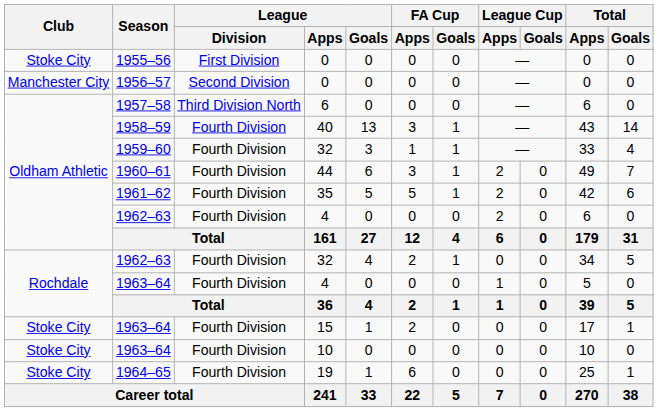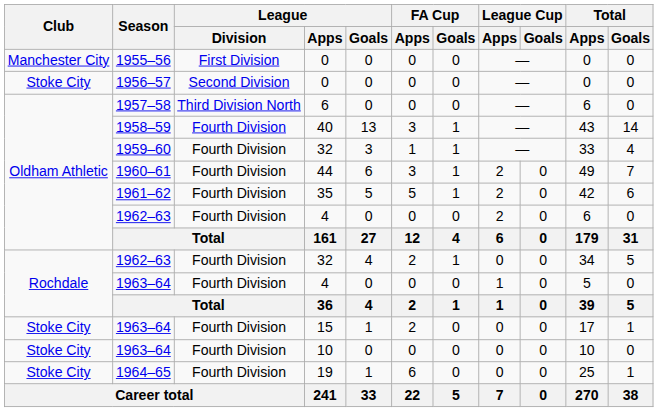(59, 60) Stoke City -> (59, 60) Manchester City
(59, 82) Manchester City -> (59, 82) Stoke City
